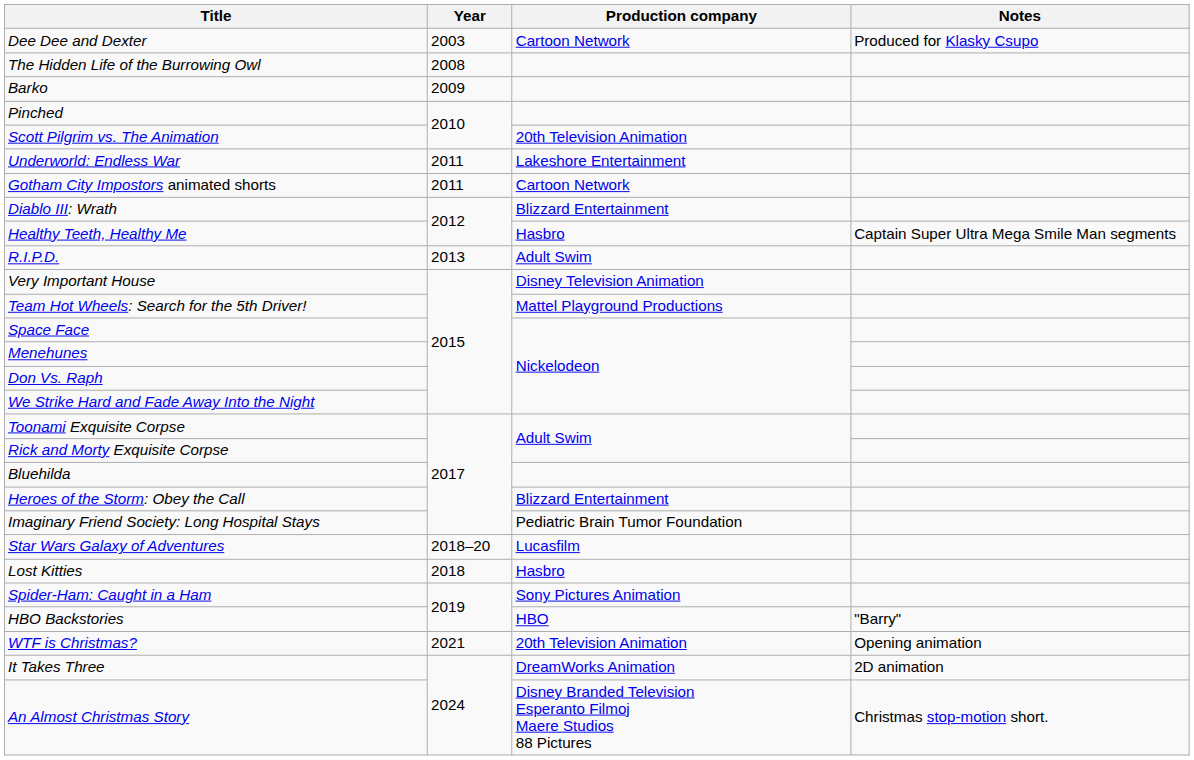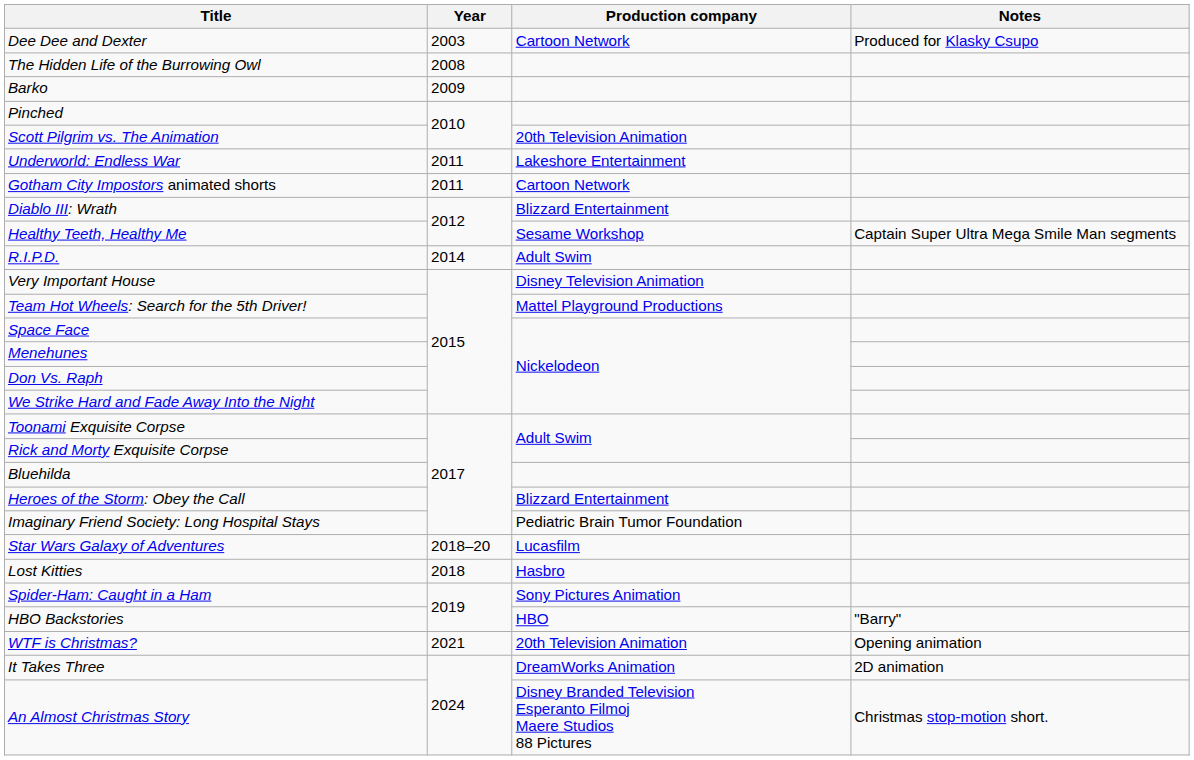(540, 233) Hasbro -> (580, 233) Sesame Workshop
(448, 257) 2013 -> (448, 257) 2014
